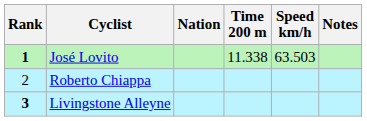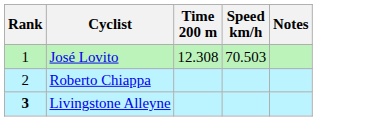- column: (199, 24)
(25, 56) bold -> (25, 56) normal
(247, 56) 11.338 -> (198, 56) 12.308
(295, 56) 63.503 -> (246, 56) 70.503
